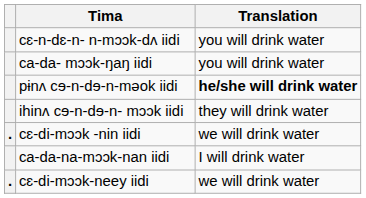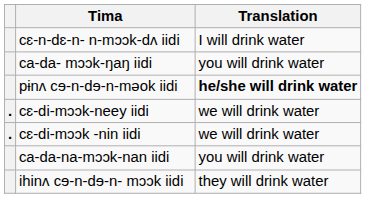(261, 39) you will drink water -> (251, 39) I will drink water
rows swapped: (84, 181) <-> (105, 110)
(251, 157) I will drink water -> (261, 157) you will drink water
